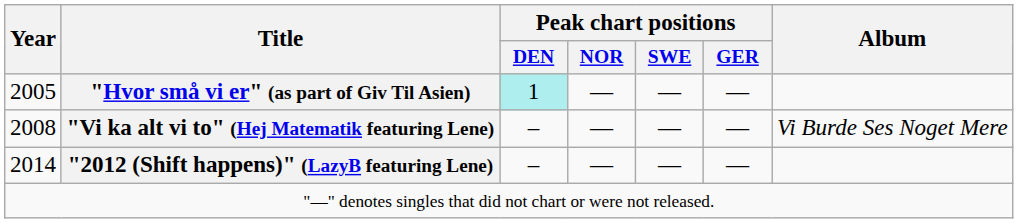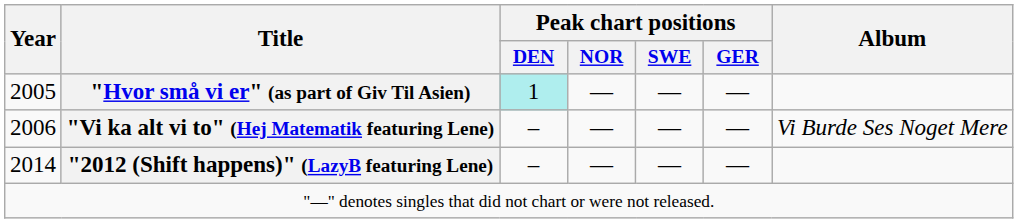(33, 128) 2008 -> (33, 128) 2006
